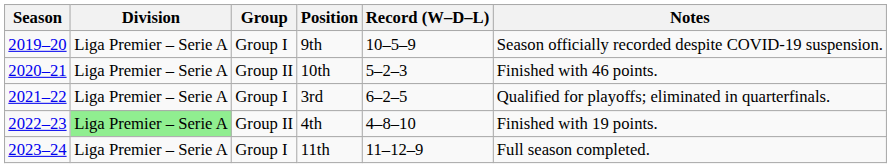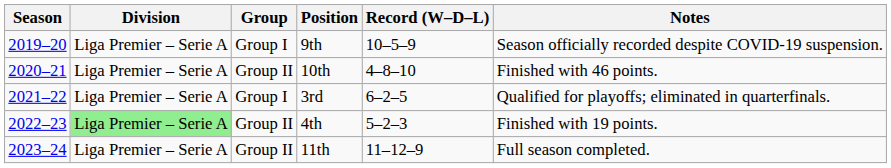(387, 70) 5–2–3 -> (391, 70) 4–8–10
(391, 123) 4–8–10 -> (387, 123) 5–2–3
(261, 149) Group I -> (264, 149) Group II
